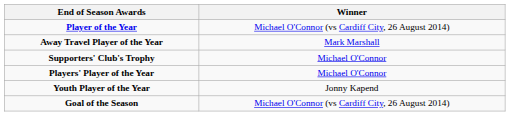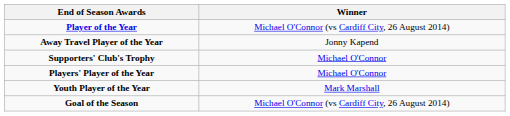(352, 42) Mark Marshall -> (352, 42) Jonny Kapend
(352, 88) Jonny Kapend -> (352, 88) Mark Marshall
